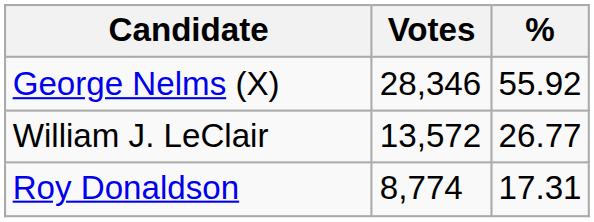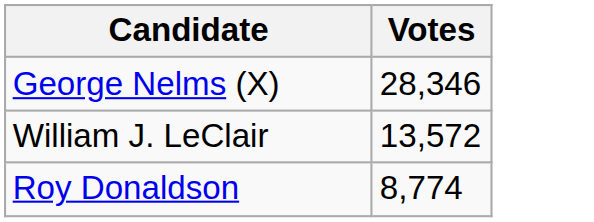- column: (540, 30)
